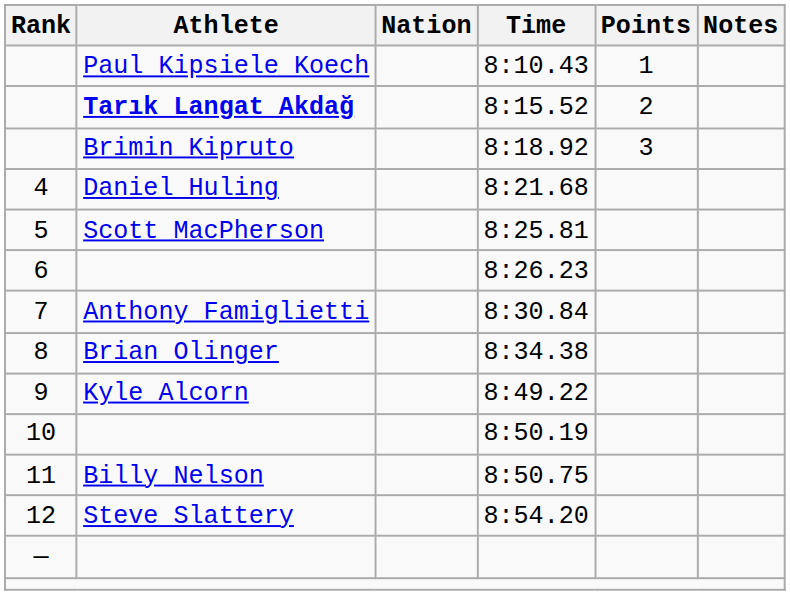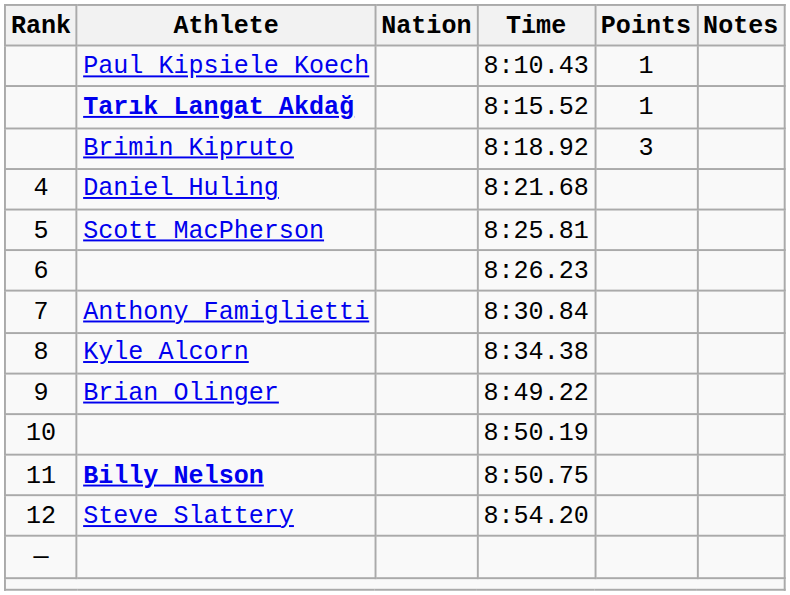(646, 107) 2 -> (646, 107) 1
(181, 353) Brian Olinger -> (166, 353) Kyle Alcorn
(166, 393) Kyle Alcorn -> (181, 393) Brian Olinger
(173, 475) normal -> (173, 475) bold
